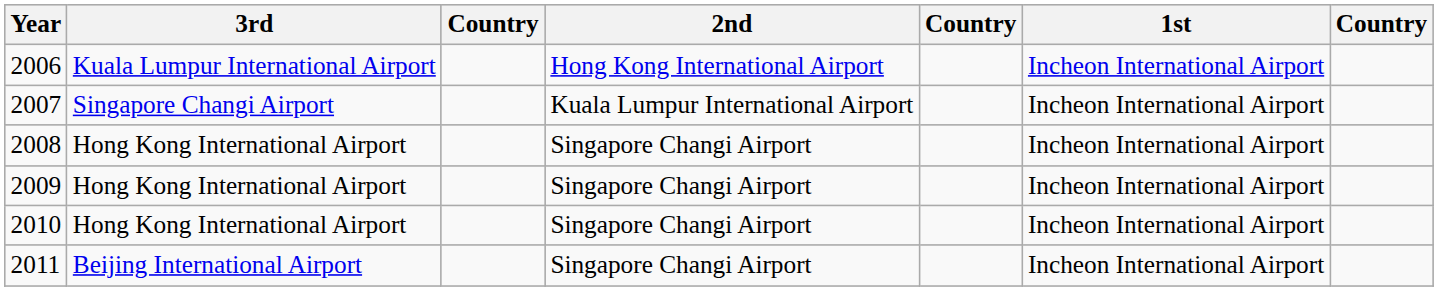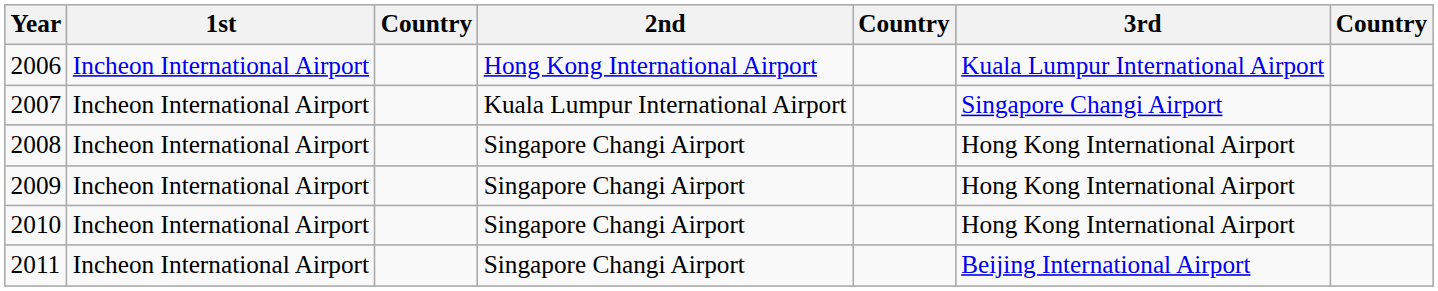columns swapped: (1176, 24) <-> (254, 24)
